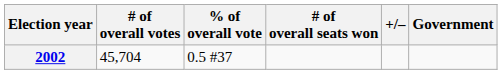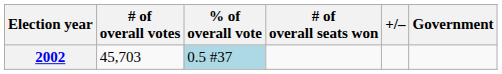(120, 57) 45,704 -> (120, 57) 45,703
(210, 57) no background -> (210, 57) lightblue background
